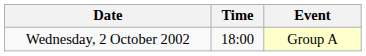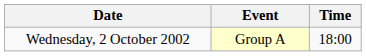columns swapped: (237, 16) <-> (312, 16)
